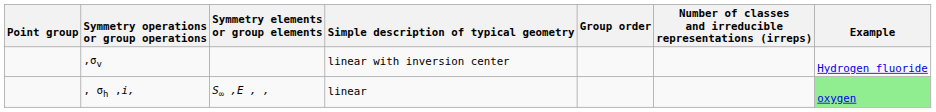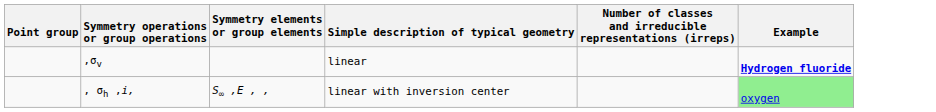- column: (615, 26)
(419, 62) linear with inversion center -> (347, 62) linear
(873, 68) normal -> (796, 68) bold
(347, 92) linear -> (419, 92) linear with inversion center
